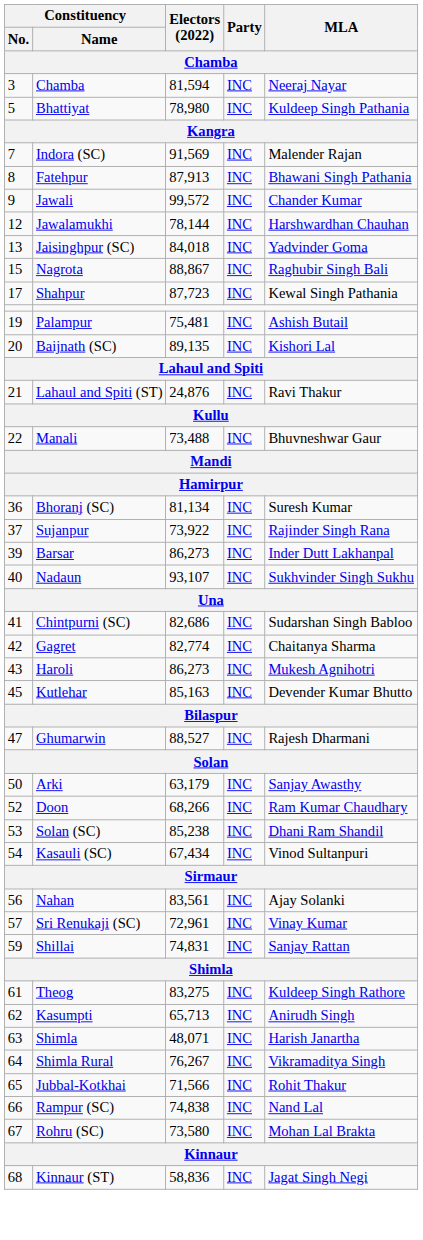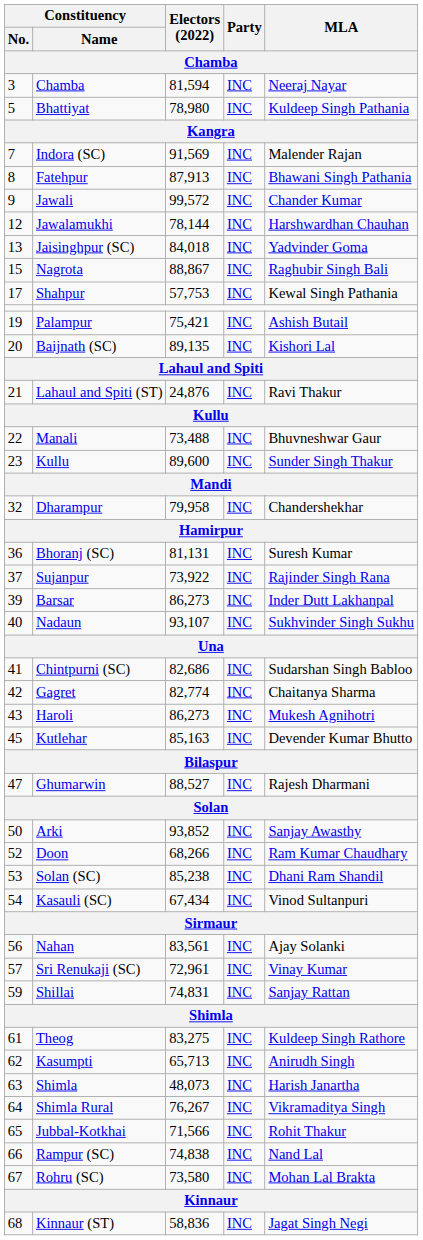(189, 293) 87,723 -> (189, 293) 57,753
(189, 322) 75,481 -> (189, 322) 75,421
+ row: (15, 461)
+ row: (15, 507)
(189, 507) 81,134 -> (189, 553) 81,131
(189, 784) 63,179 -> (189, 830) 93,852
(189, 1038) 48,071 -> (189, 1084) 48,073
